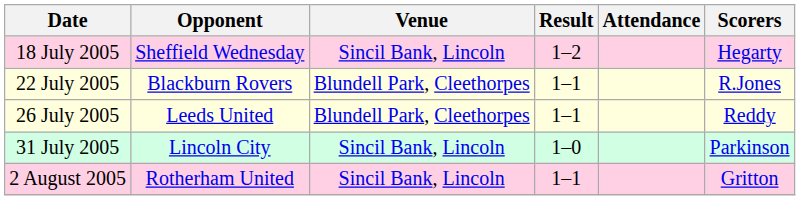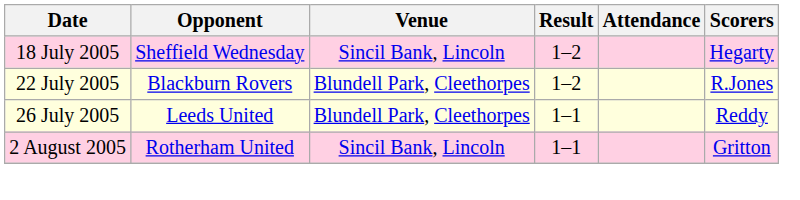(566, 83) 1–1 -> (566, 83) 1–2
- row: (68, 147)
